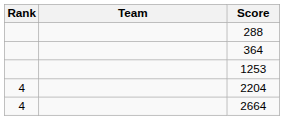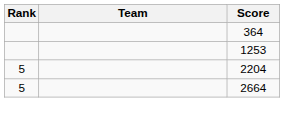- row: (253, 32)
(22, 87) 4 -> (22, 69) 5
(22, 106) 4 -> (22, 87) 5
